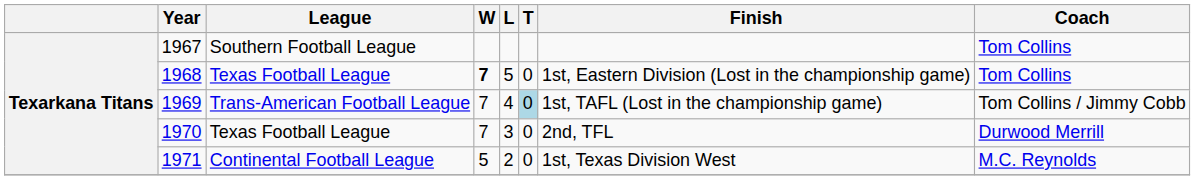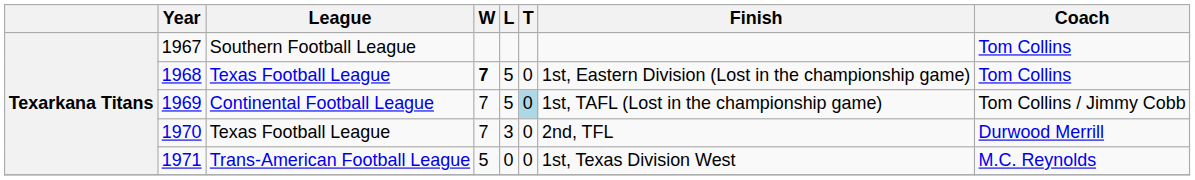(340, 103) Trans-American Football League -> (322, 103) Continental Football League
(509, 103) 4 -> (509, 103) 5
(322, 160) Continental Football League -> (340, 160) Trans-American Football League
(509, 160) 2 -> (509, 160) 0
